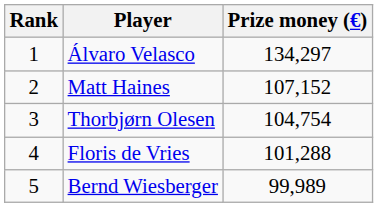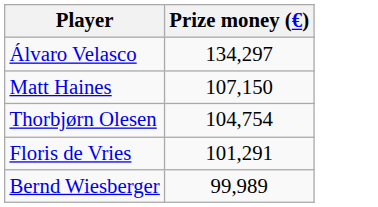- column: (34, 20)
(297, 86) 107,152 -> (239, 86) 107,150
(297, 152) 101,288 -> (239, 152) 101,291
